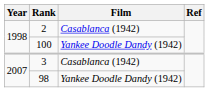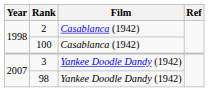(121, 45) Yankee Doodle Dandy (1942) -> (100, 45) Casablanca (1942)
(100, 62) Casablanca (1942) -> (121, 62) Yankee Doodle Dandy (1942)
